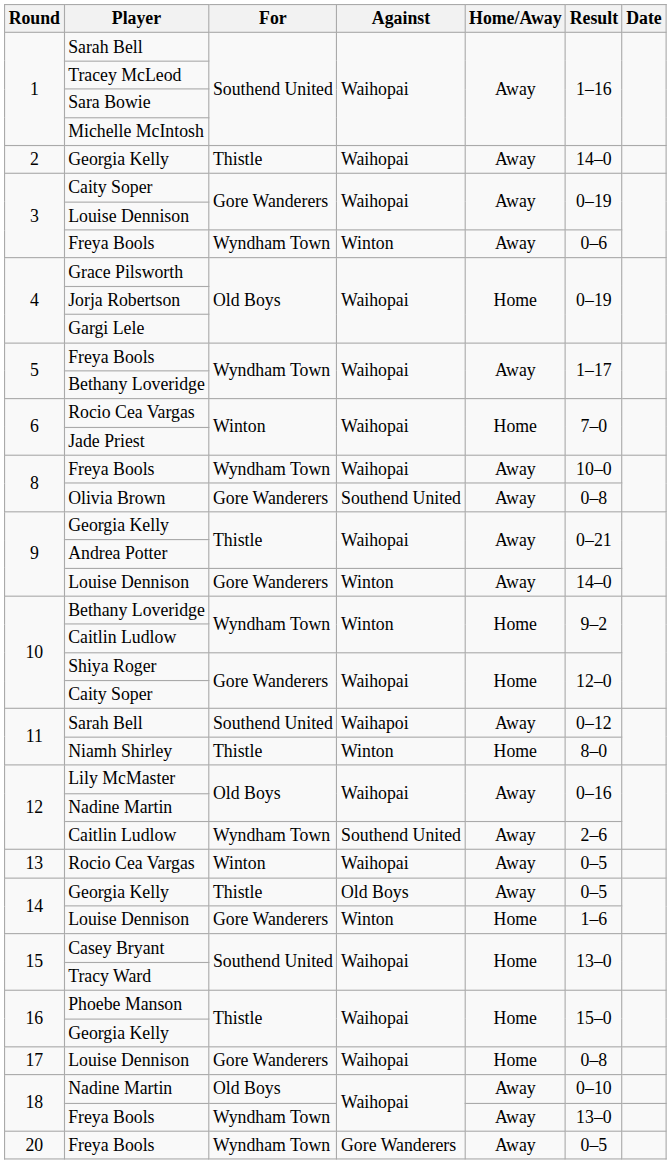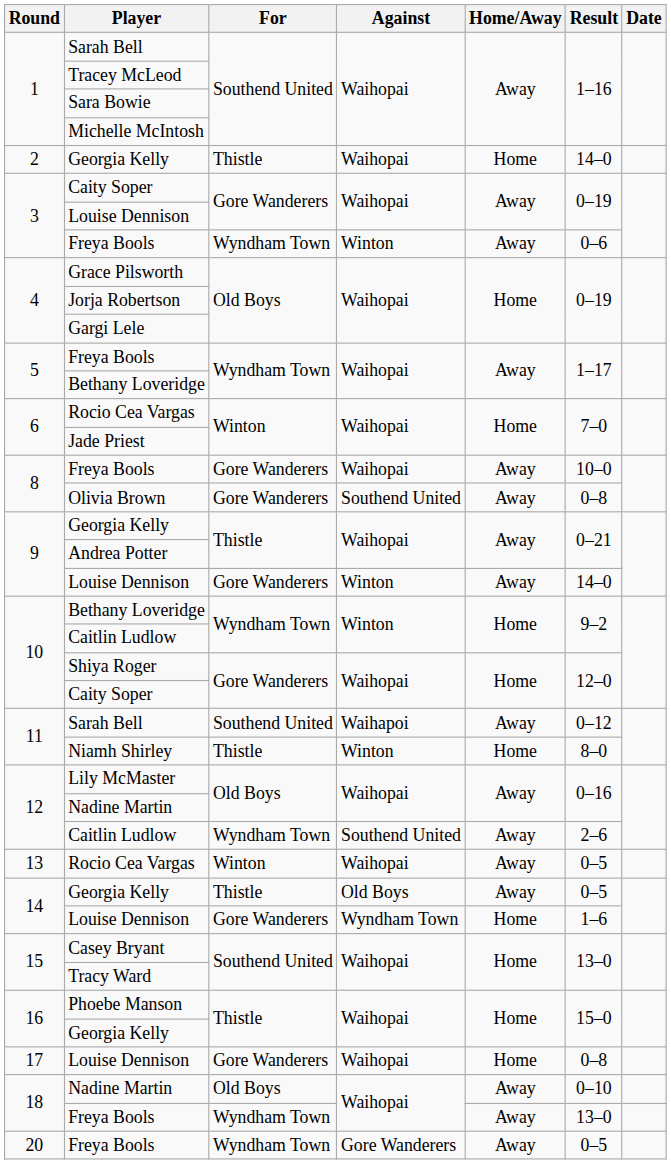(515, 159) Away -> (515, 159) Home
(272, 469) Wyndham Town -> (271, 469) Gore Wanderers
(367, 919) Winton -> (400, 919) Wyndham Town
